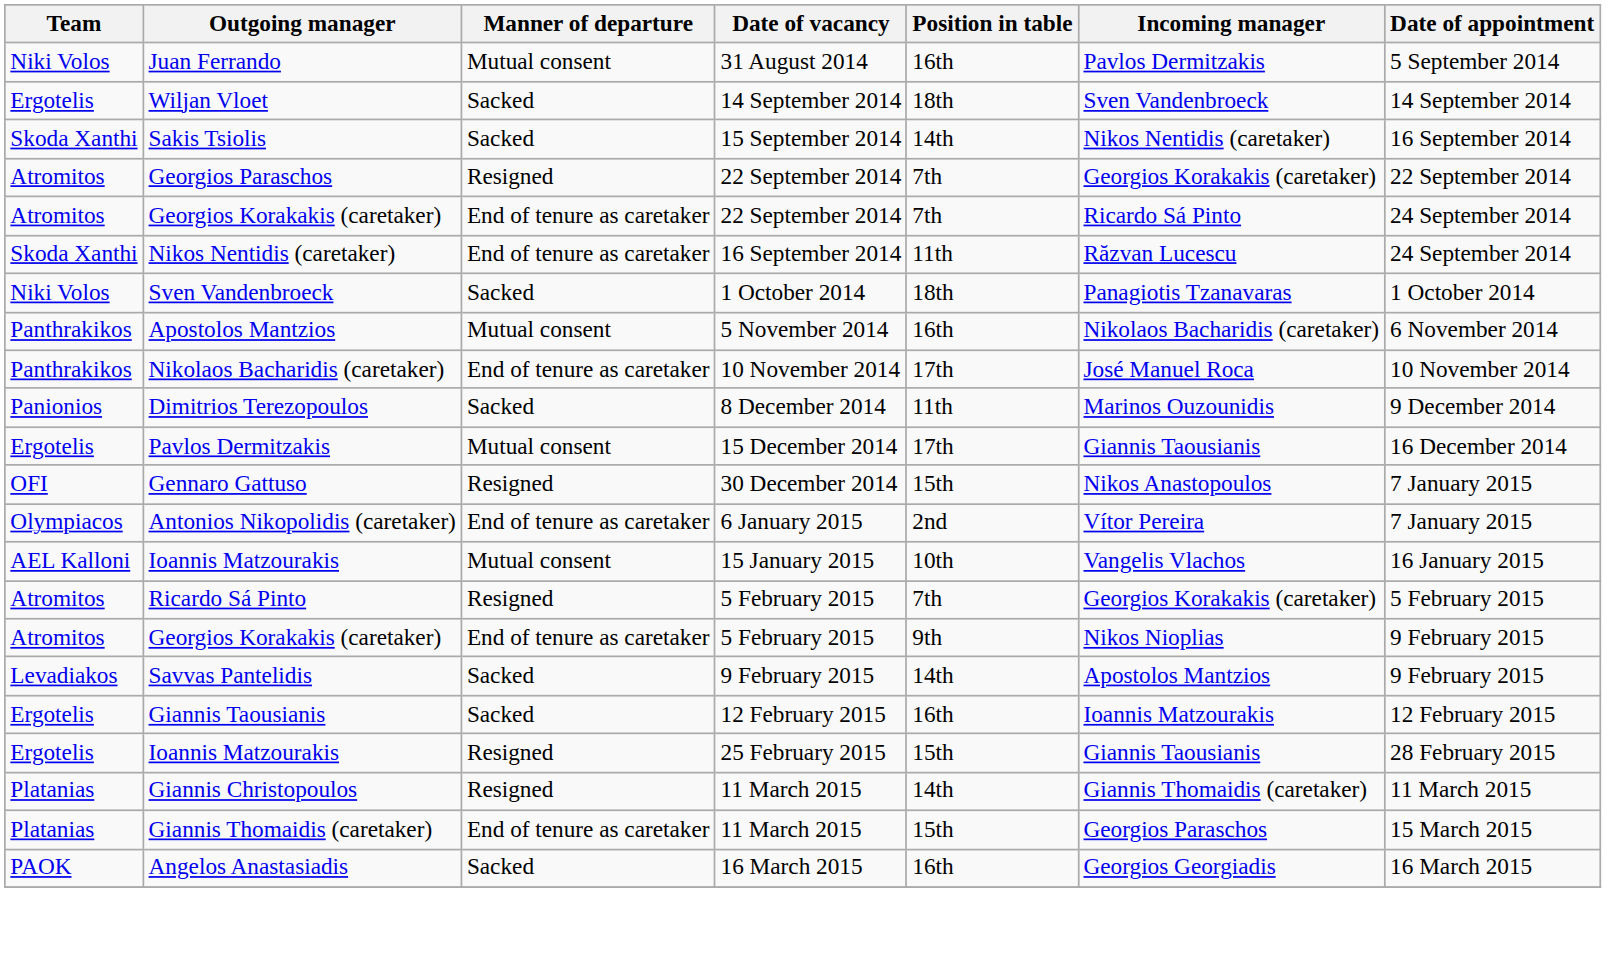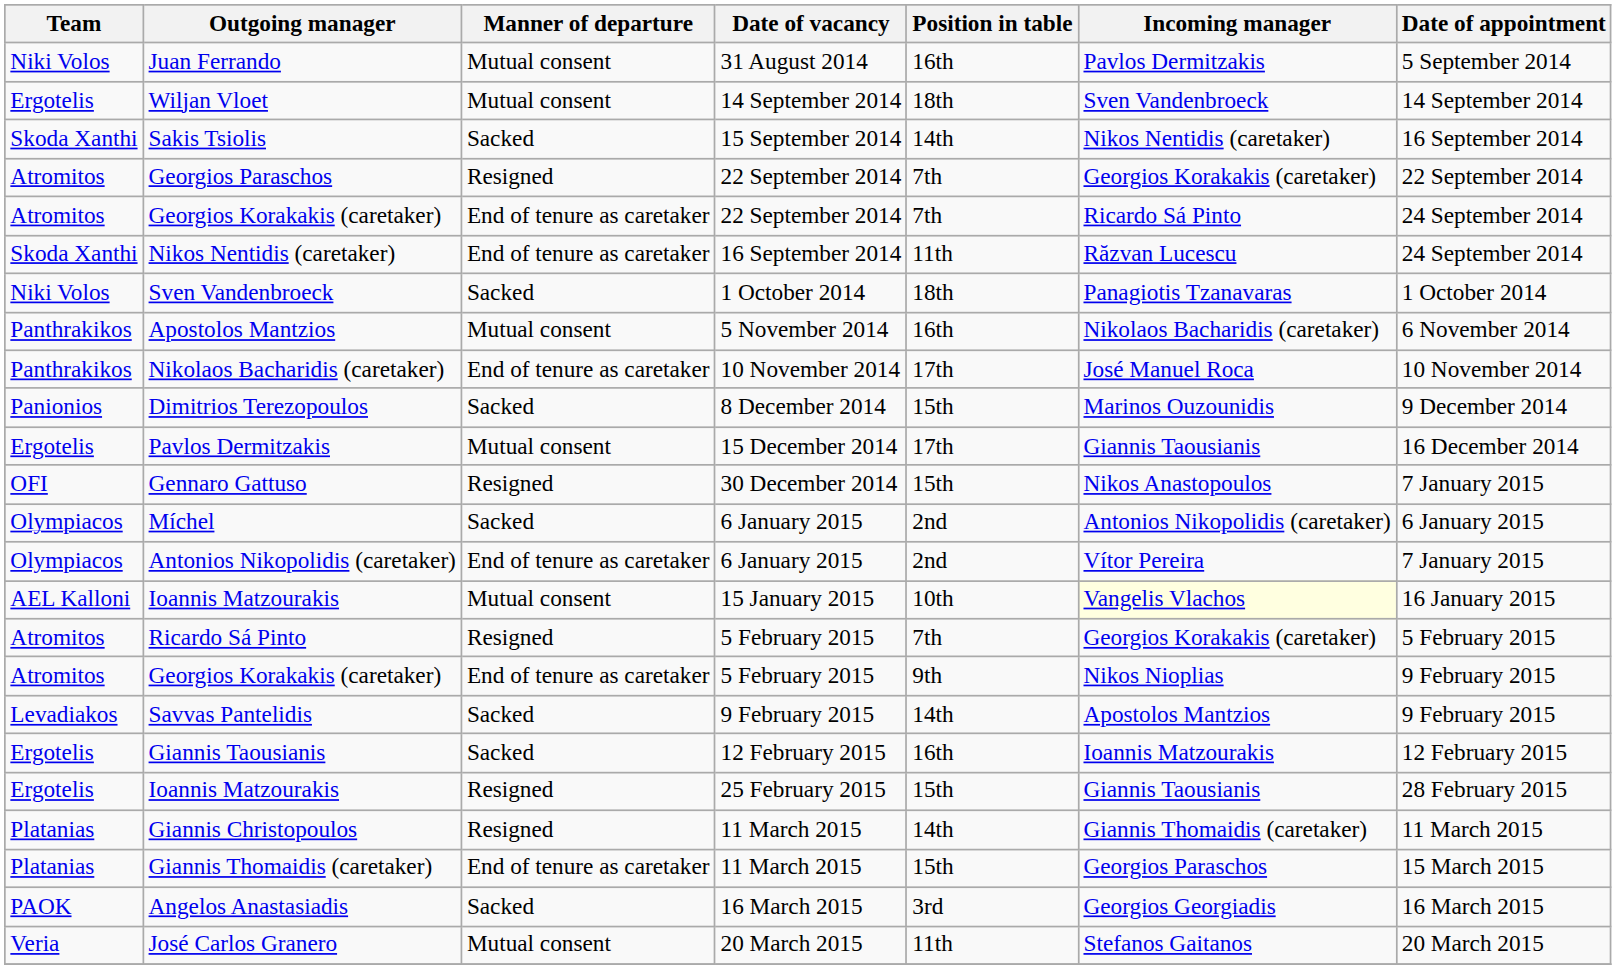(500, 100) Sacked -> (539, 100) Mutual consent
(933, 406) 11th -> (933, 406) 15th
+ row: (182, 522)
(1164, 560) no background -> (1164, 598) lightyellow background
(933, 867) 16th -> (928, 905) 3rd
+ row: (243, 944)
